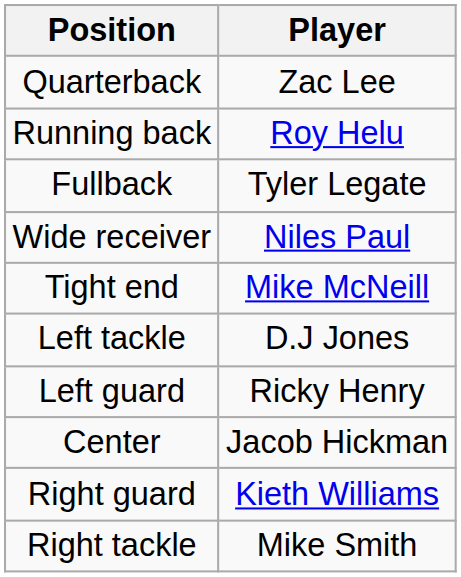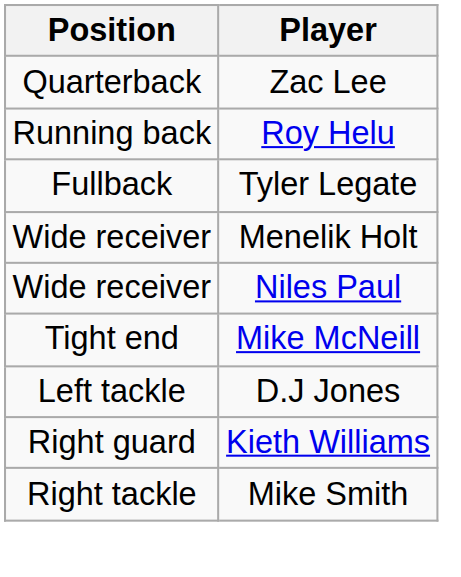+ row: (328, 236)
- row: (337, 390)
- row: (337, 442)
